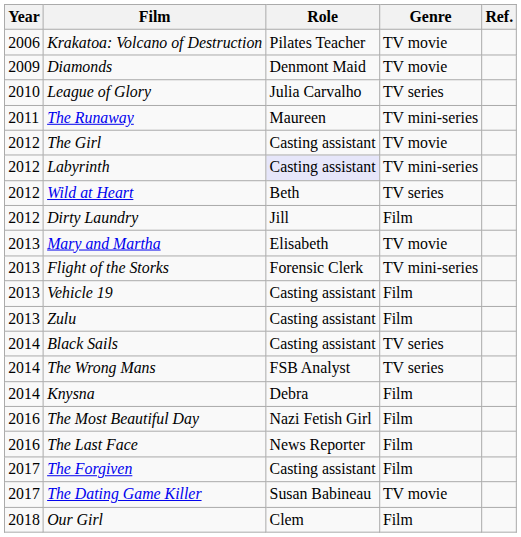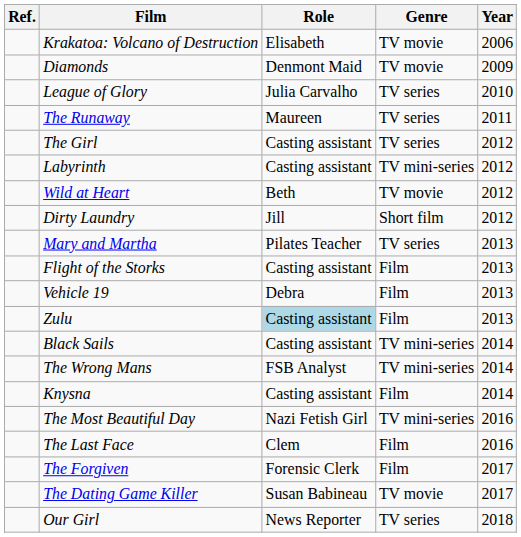columns swapped: (24, 17) <-> (499, 17)
(317, 42) Pilates Teacher -> (295, 42) Elisabeth
(430, 117) TV mini-series -> (409, 117) TV series
(415, 142) TV movie -> (409, 142) TV series
(323, 167) lavender background -> (319, 167) no background
(413, 192) TV series -> (411, 192) TV movie
(398, 218) Film -> (411, 218) Short film
(299, 243) Elisabeth -> (313, 243) Pilates Teacher
(415, 243) TV movie -> (409, 243) TV series
(316, 268) Forensic Clerk -> (319, 268) Casting assistant
(430, 268) TV mini-series -> (394, 268) Film
(323, 293) Casting assistant -> (285, 293) Debra
(323, 318) no background -> (319, 318) lightblue background
(413, 343) TV series -> (427, 343) TV mini-series
(413, 368) TV series -> (427, 368) TV mini-series
(289, 393) Debra -> (319, 393) Casting assistant
(398, 419) Film -> (427, 419) TV mini-series
(317, 444) News Reporter -> (283, 444) Clem
(323, 469) Casting assistant -> (312, 469) Forensic Clerk
(287, 519) Clem -> (313, 519) News Reporter
(398, 519) Film -> (409, 519) TV series
